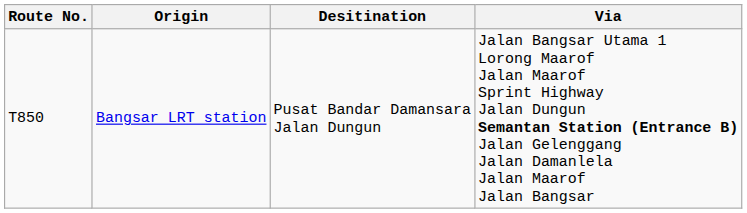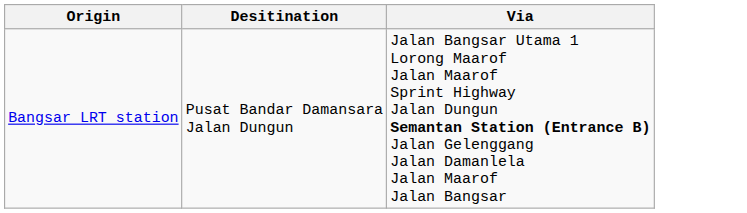- column: (49, 17)
